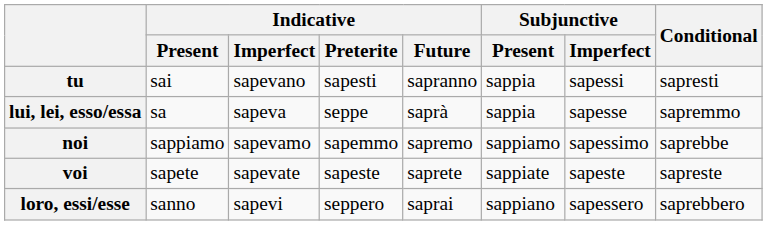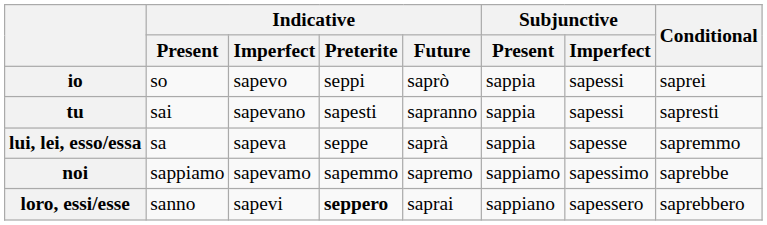+ row: (75, 81)
- row: (75, 173)
(354, 204) normal -> (356, 204) bold
